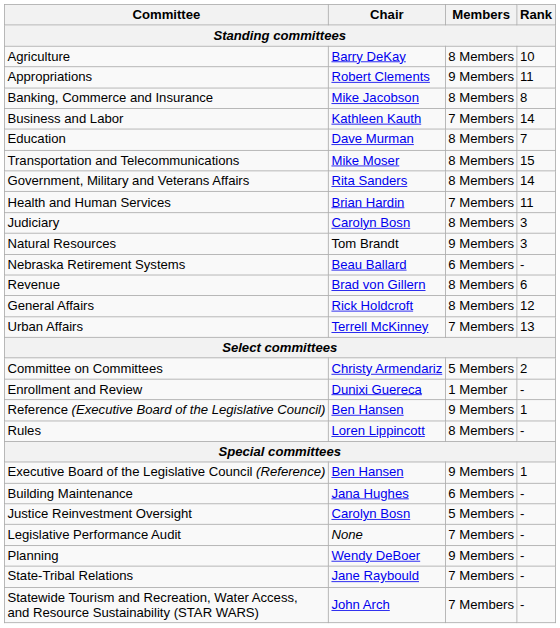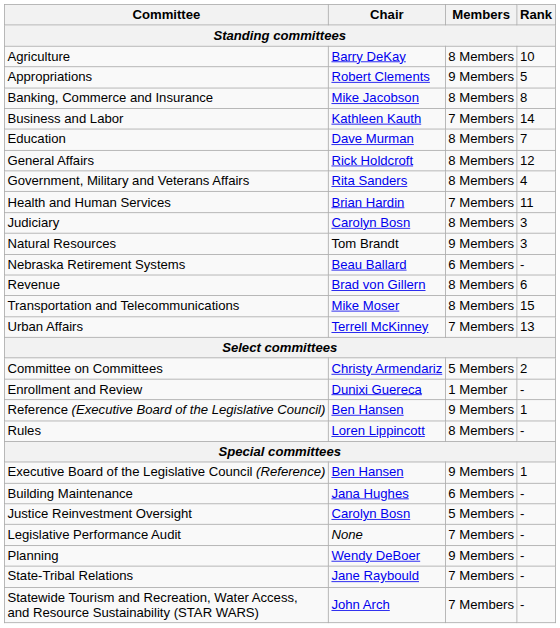(527, 77) 11 -> (524, 77) 5
rows swapped: (51, 306) <-> (123, 160)
(527, 181) 14 -> (524, 181) 4
